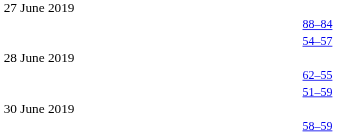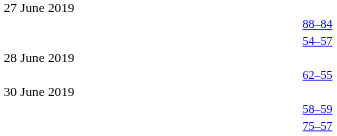- row: (133, 92)
+ row: (133, 126)
